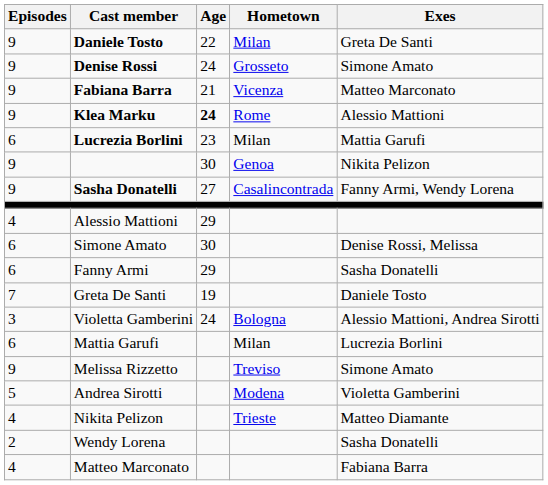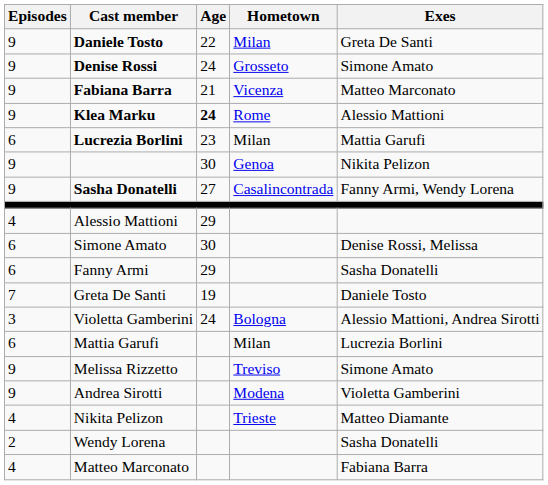(12, 393) 5 -> (12, 393) 9
